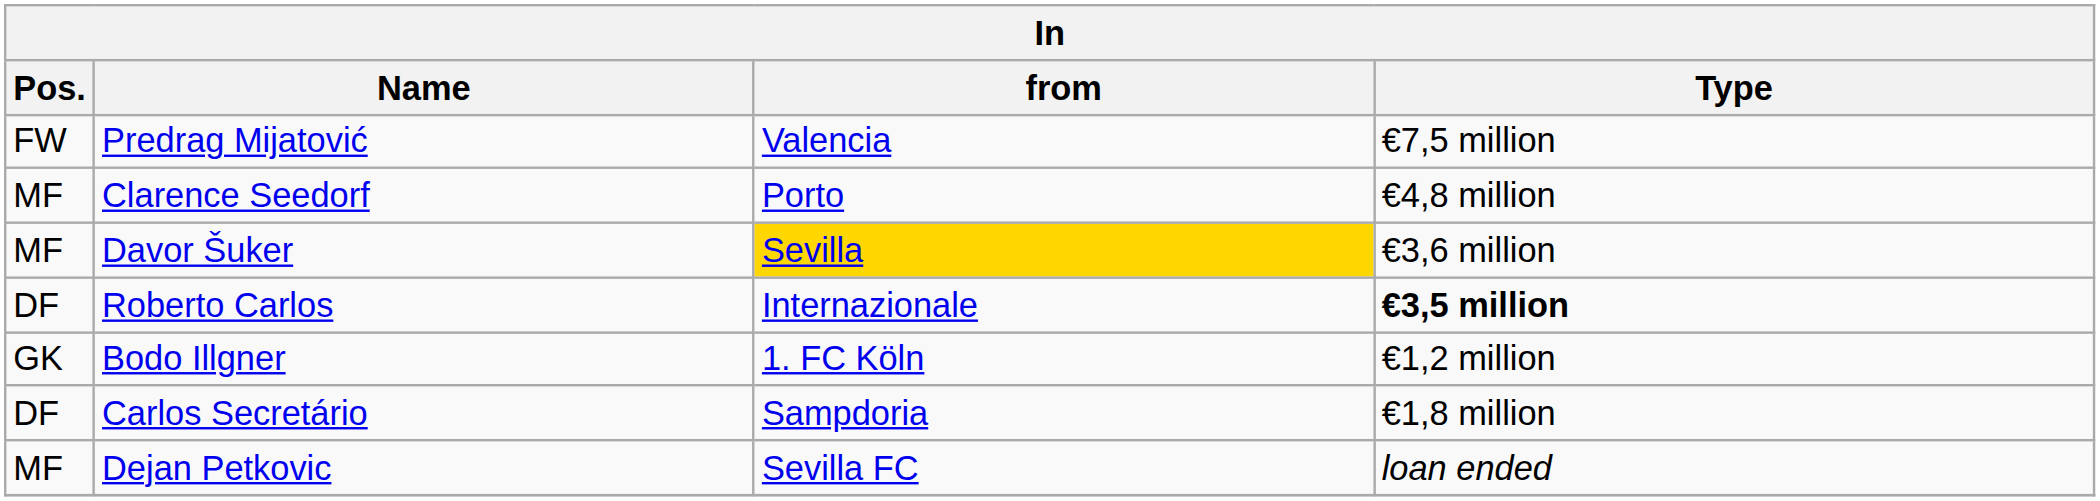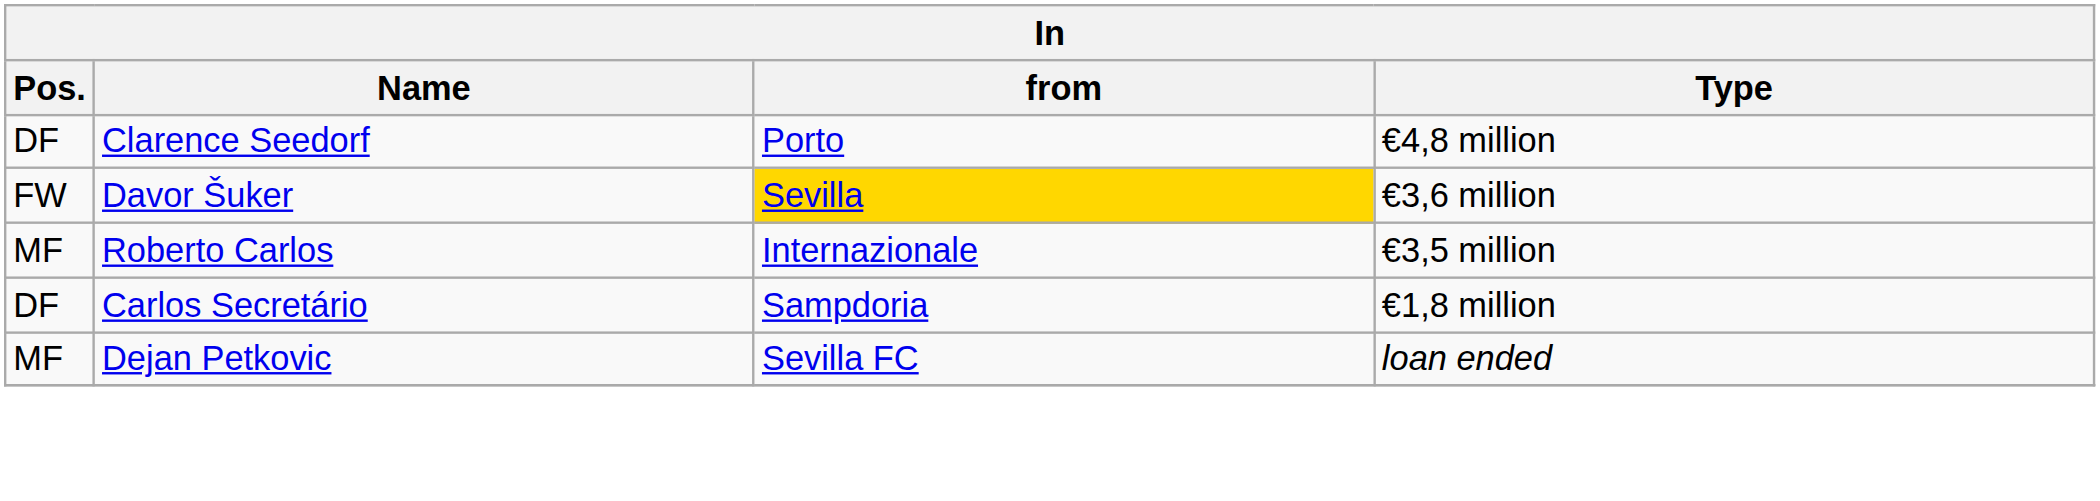- row: (235, 142)
(38, 196) MF -> (36, 142) DF
(38, 250) MF -> (40, 196) FW
(36, 305) DF -> (38, 250) MF
(1475, 305) bold -> (1469, 250) normal
- row: (194, 359)
